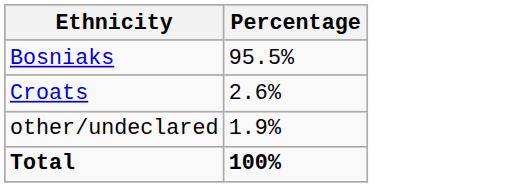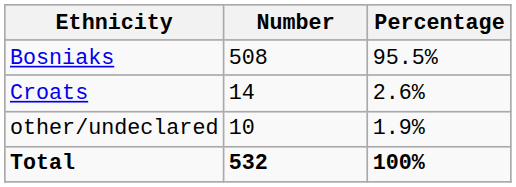+ column: (296, 23)
